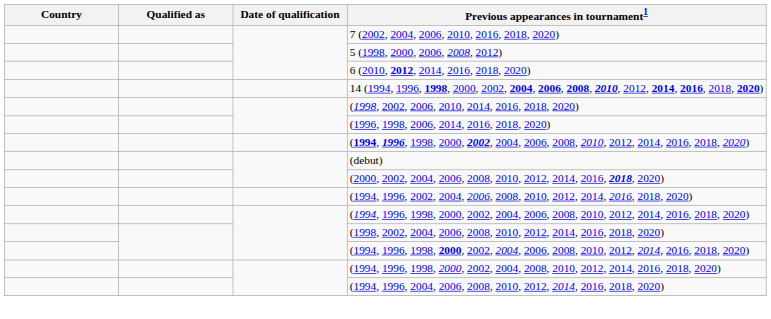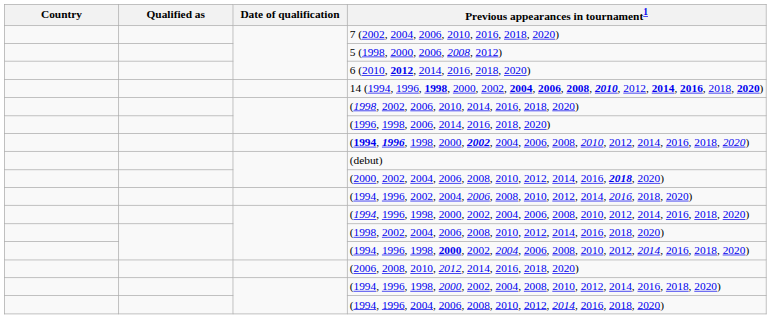+ row: (61, 269)
